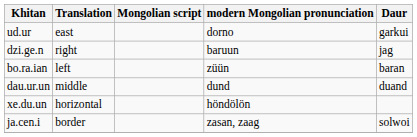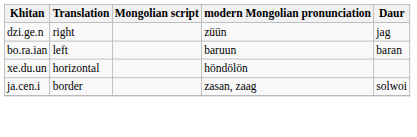- row: (19, 31)
(223, 50) baruun -> (215, 31) züün
(218, 68) züün -> (220, 50) baruun
- row: (28, 86)
